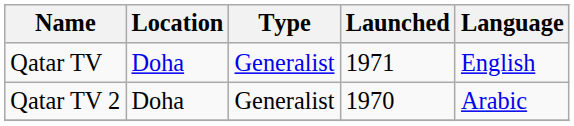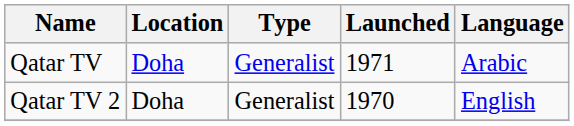(498, 62) English -> (494, 62) Arabic
(494, 100) Arabic -> (498, 100) English
